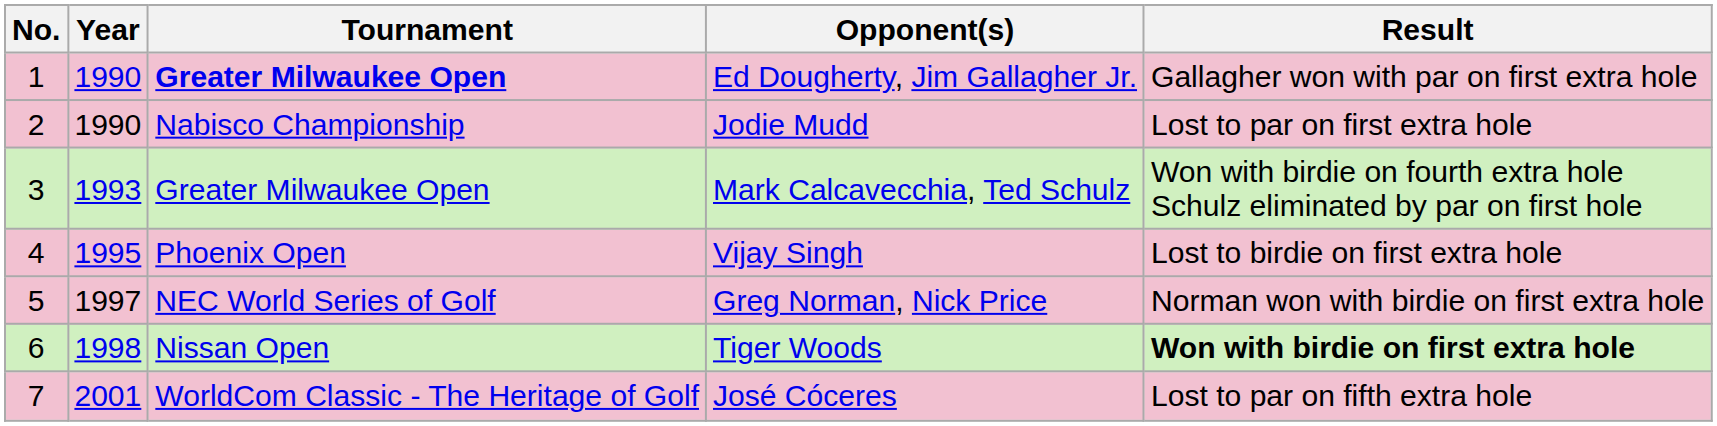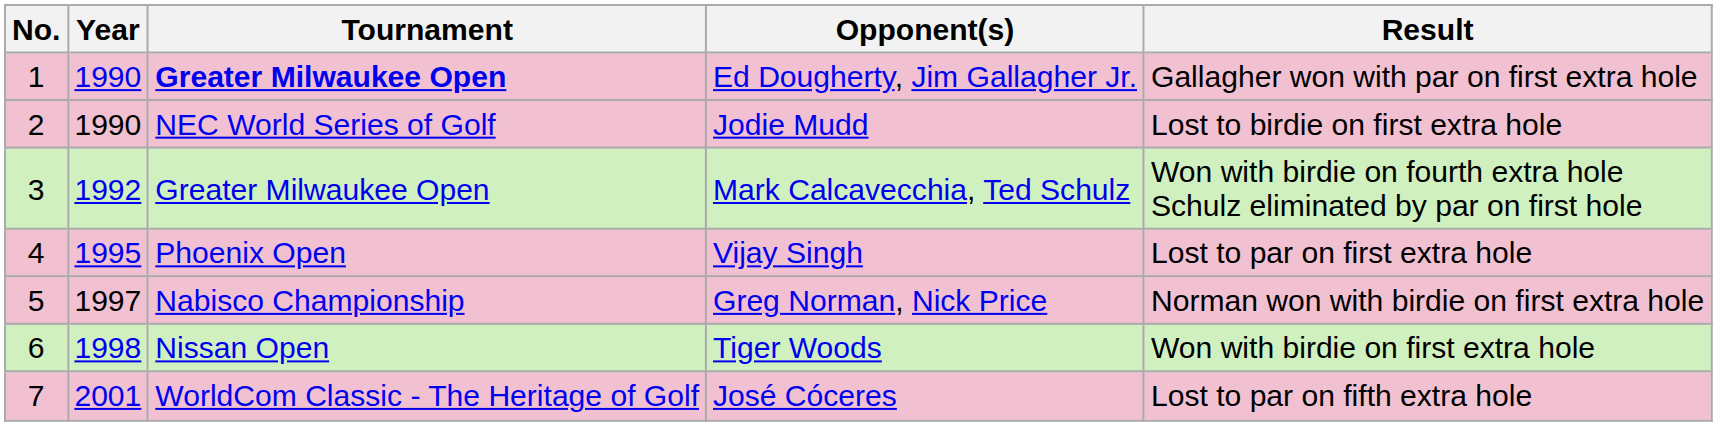(310, 124) Nabisco Championship -> (326, 124) NEC World Series of Golf
(1342, 124) Lost to par on first extra hole -> (1357, 124) Lost to birdie on first extra hole
(108, 189) 1993 -> (108, 189) 1992
(1357, 253) Lost to birdie on first extra hole -> (1342, 253) Lost to par on first extra hole
(326, 301) NEC World Series of Golf -> (310, 301) Nabisco Championship
(1393, 349) bold -> (1373, 349) normal
